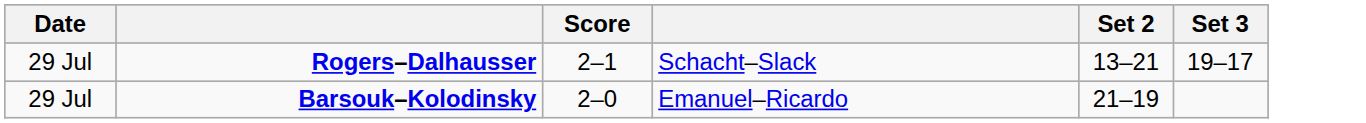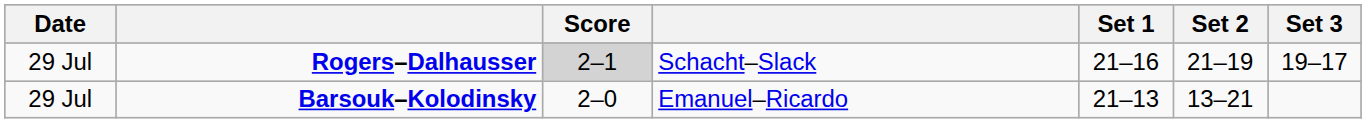+ column: (1126, 24)
(597, 62) no background -> (597, 62) lightgrey background
(1126, 62) 13–21 -> (1220, 62) 21–19
(1126, 100) 21–19 -> (1220, 100) 13–21
